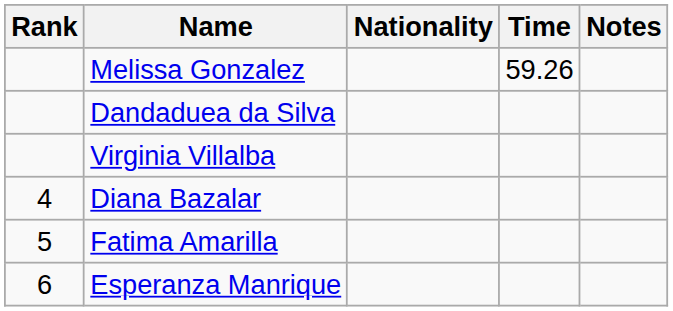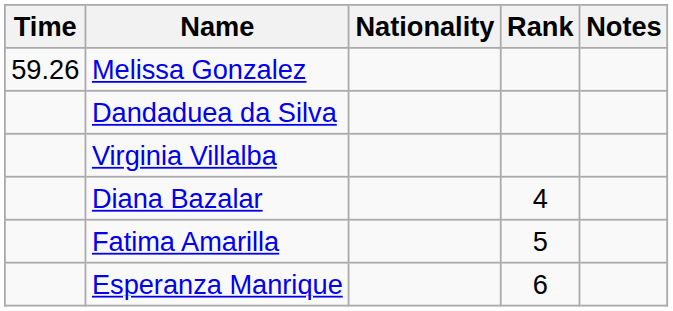columns swapped: (44, 27) <-> (539, 27)
